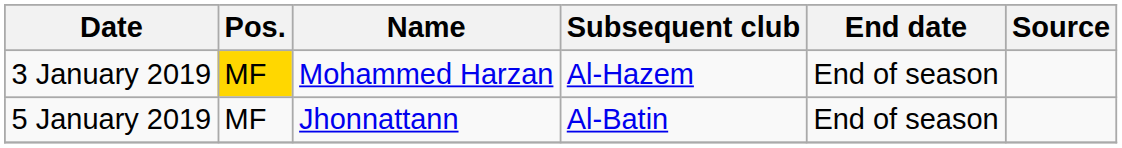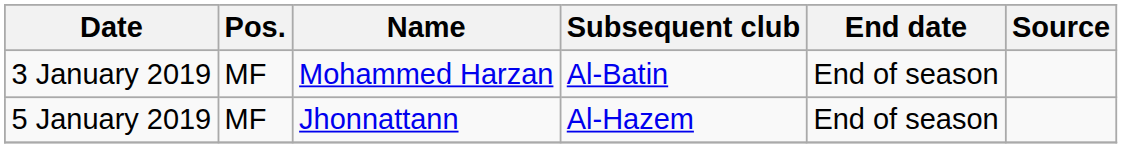(246, 73) gold background -> (246, 73) no background
(630, 73) Al-Hazem -> (617, 73) Al-Batin
(617, 119) Al-Batin -> (630, 119) Al-Hazem
